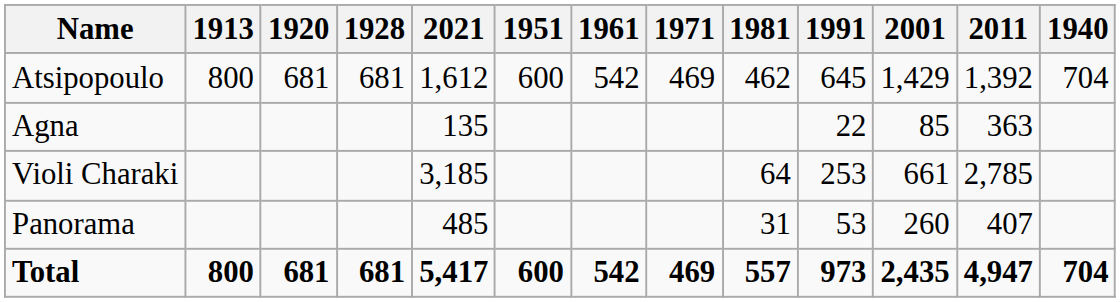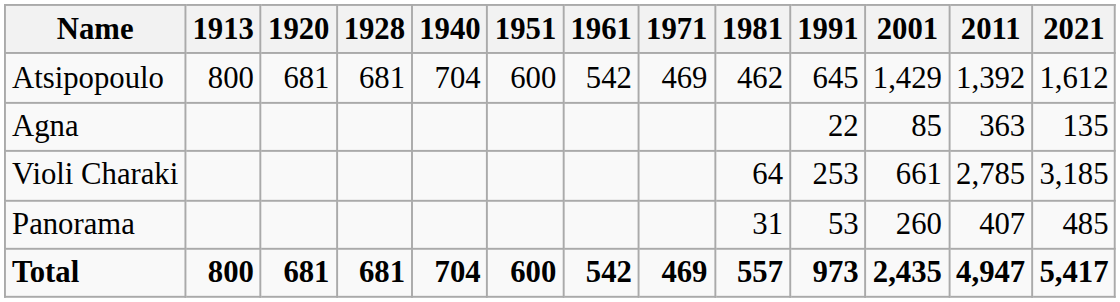columns swapped: (1078, 28) <-> (454, 28)
